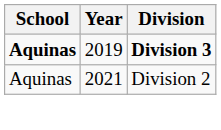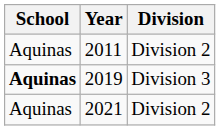+ row: (103, 49)
(171, 49) bold -> (171, 79) normal
